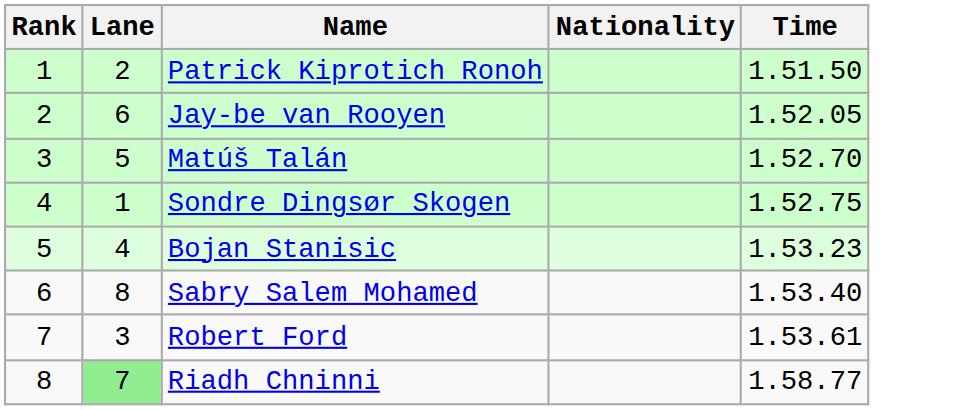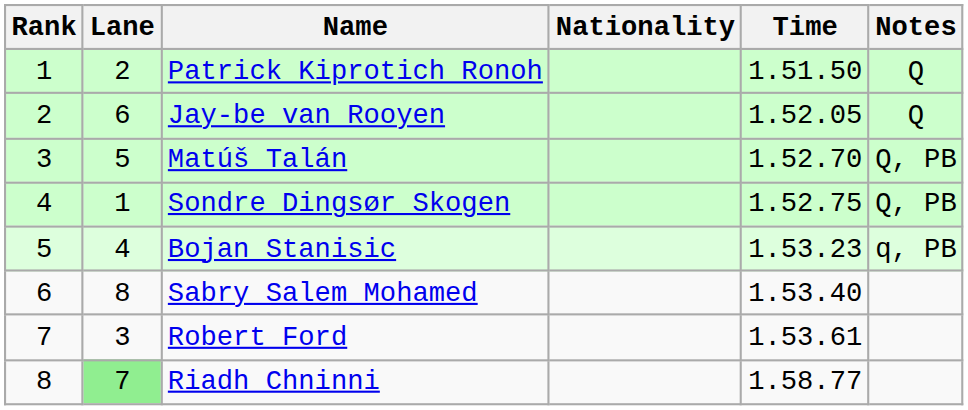+ column: (916, 27)
